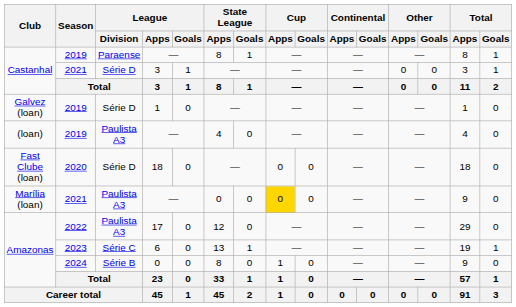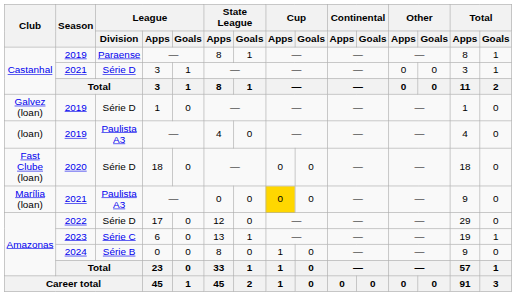(119, 226) Paulista A3 -> (119, 220) Série D
